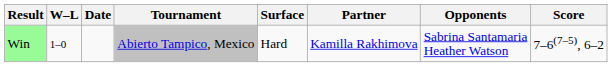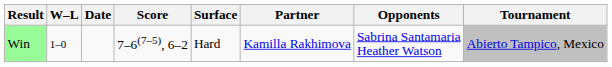columns swapped: (186, 15) <-> (569, 15)
